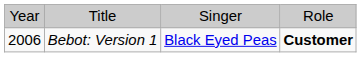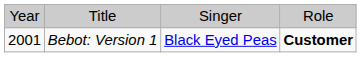(24, 39) 2006 -> (24, 39) 2001
